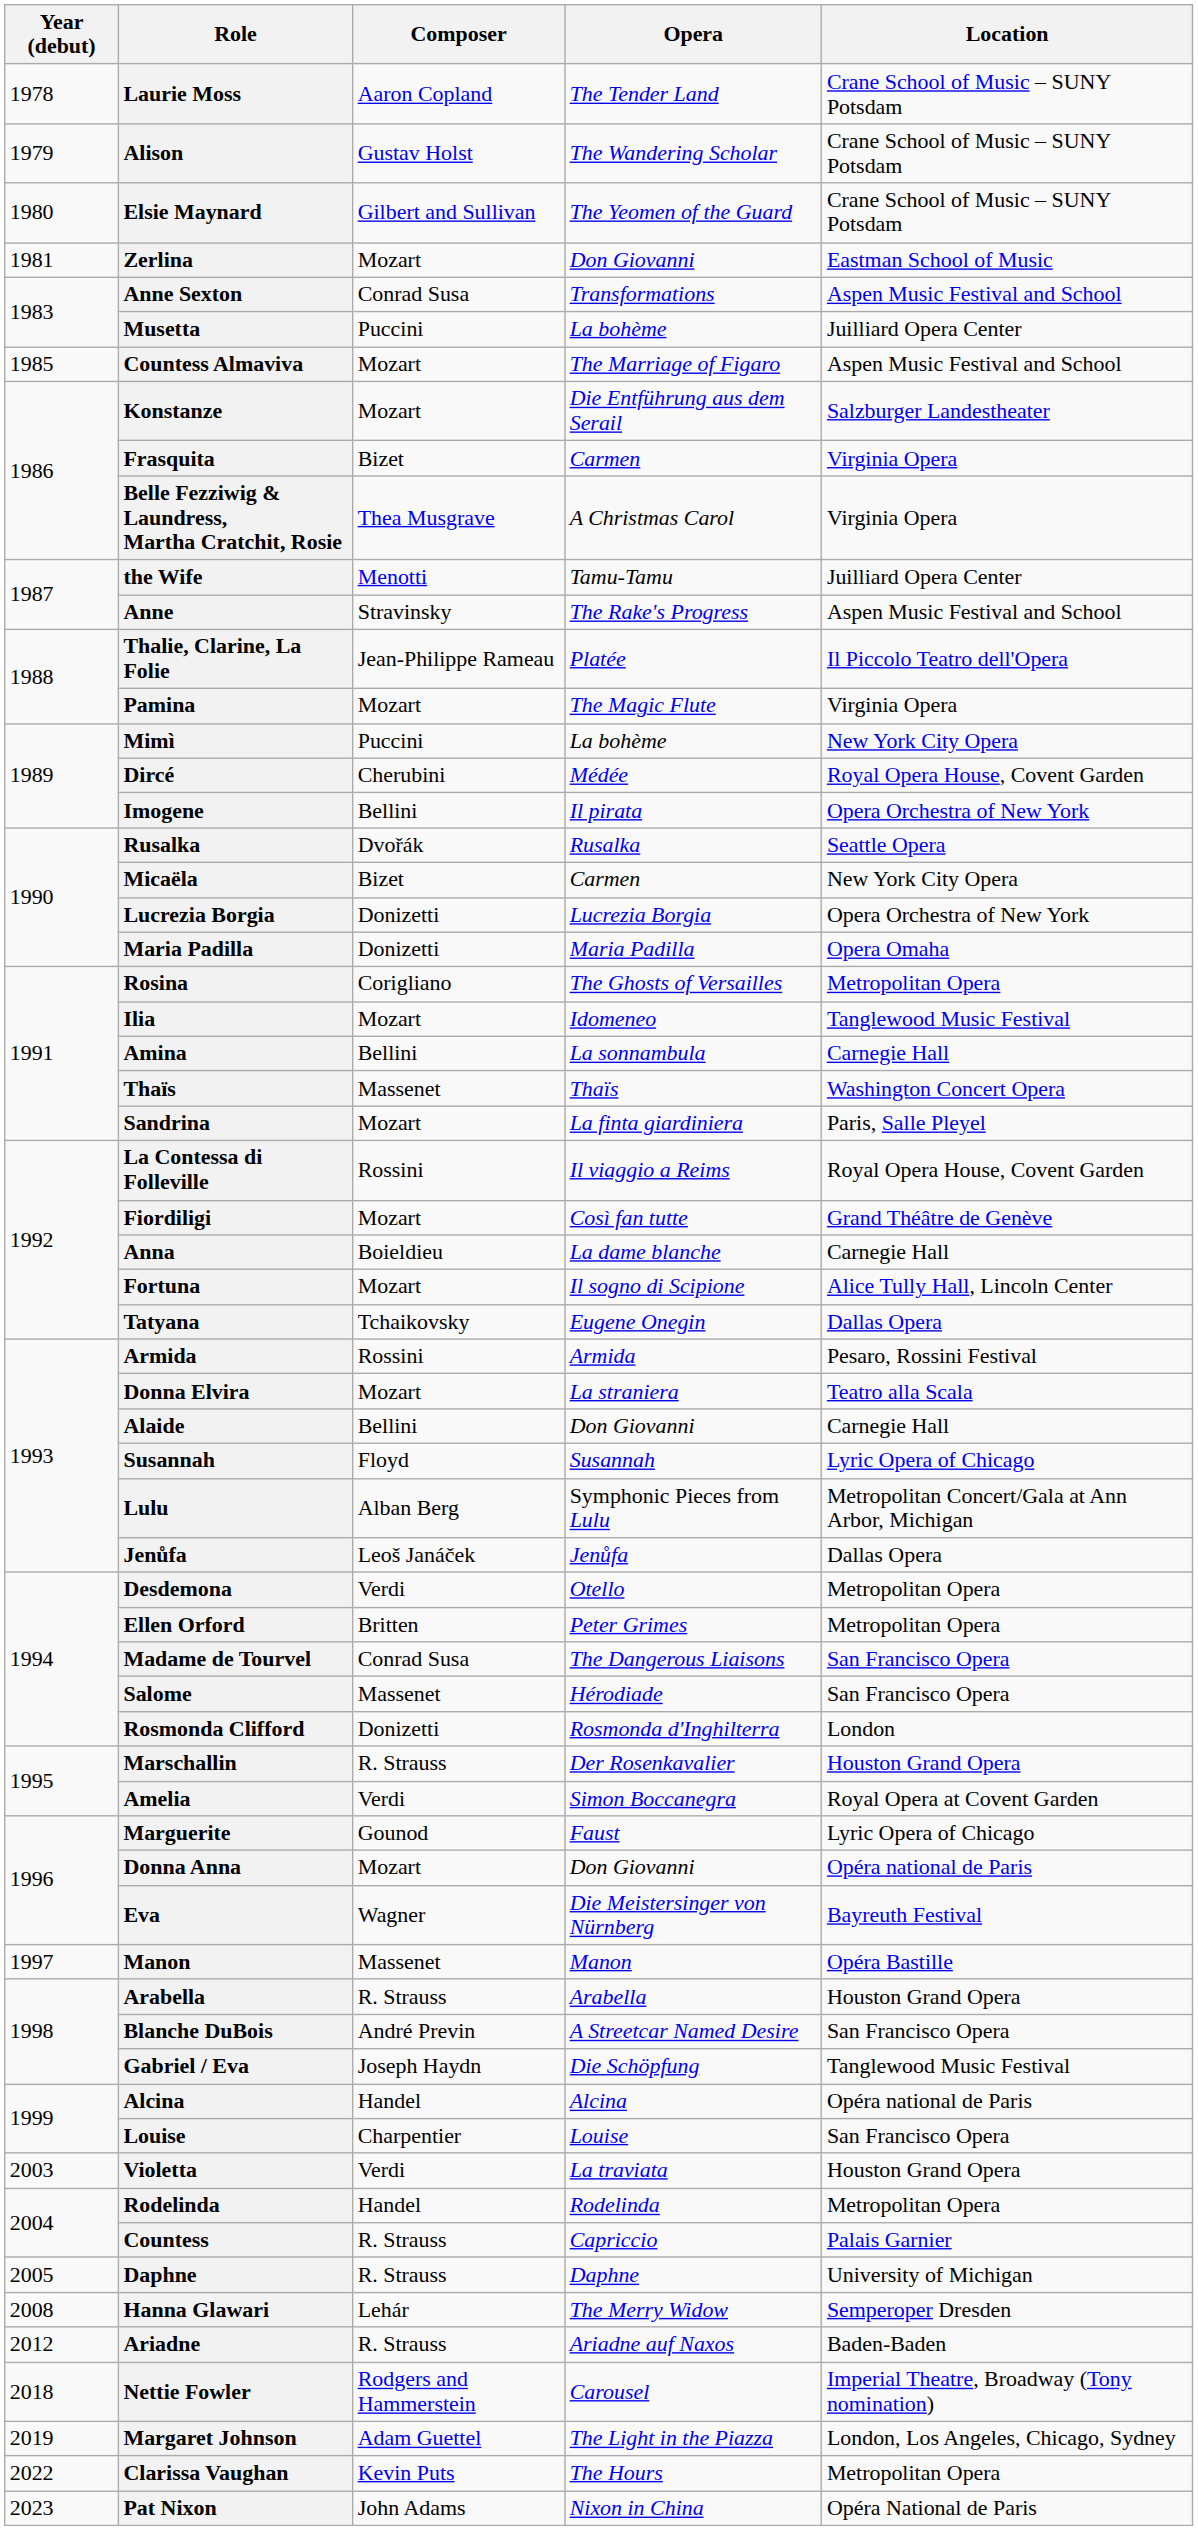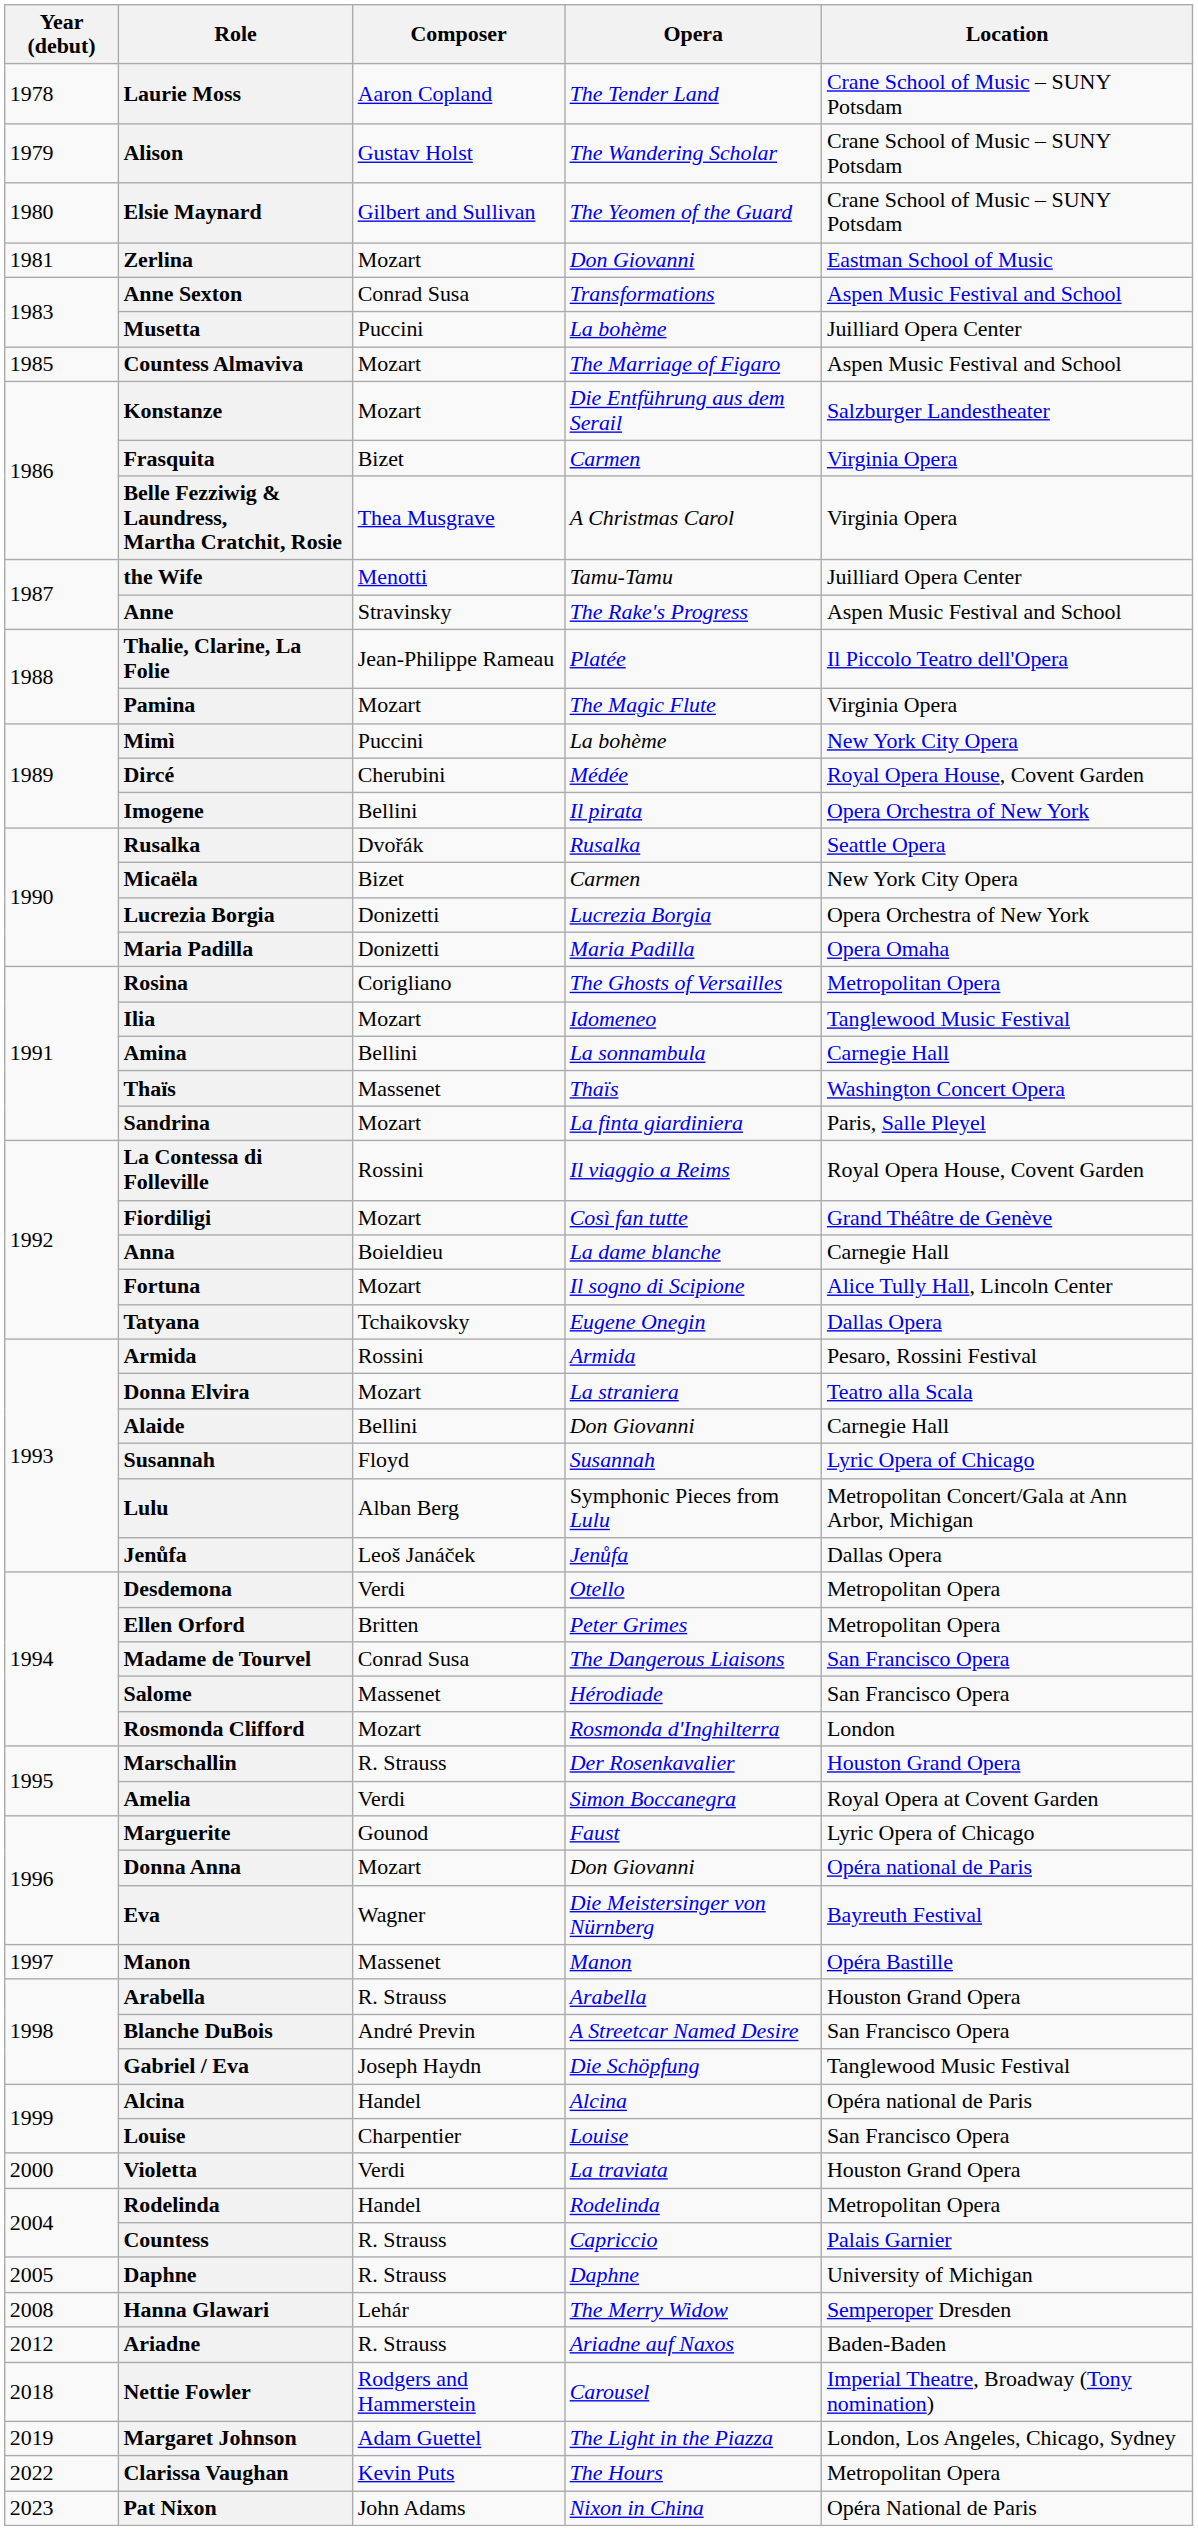(398, 1728) Donizetti -> (389, 1728) Mozart
(32, 2170) 2003 -> (32, 2170) 2000
